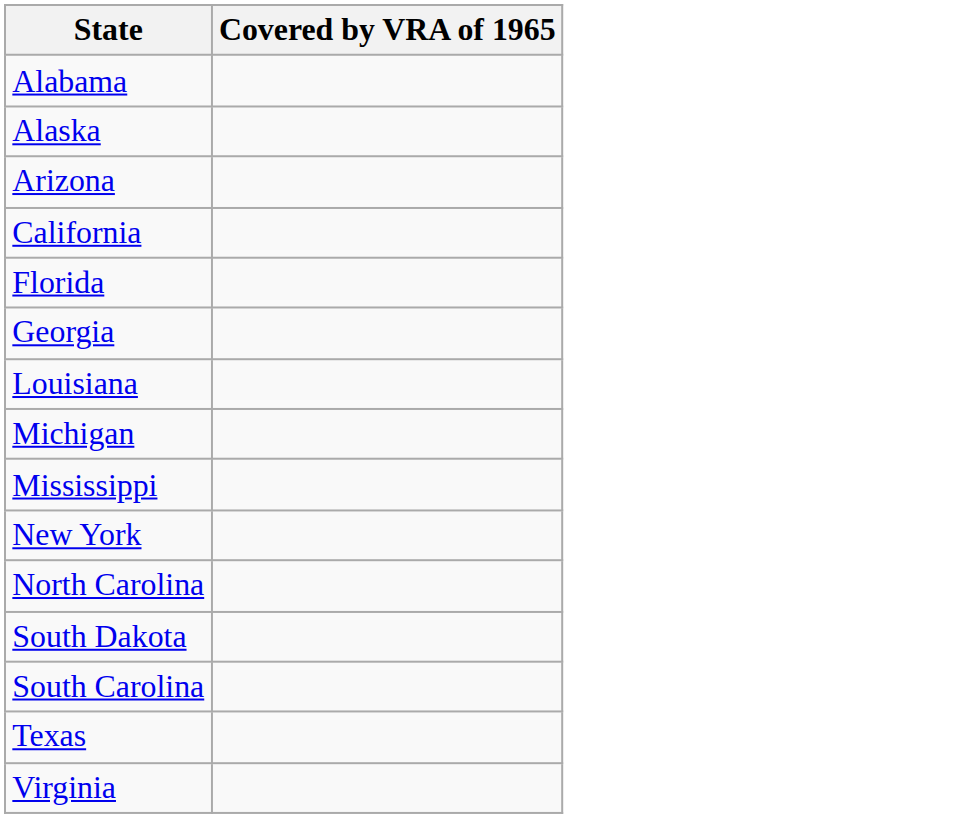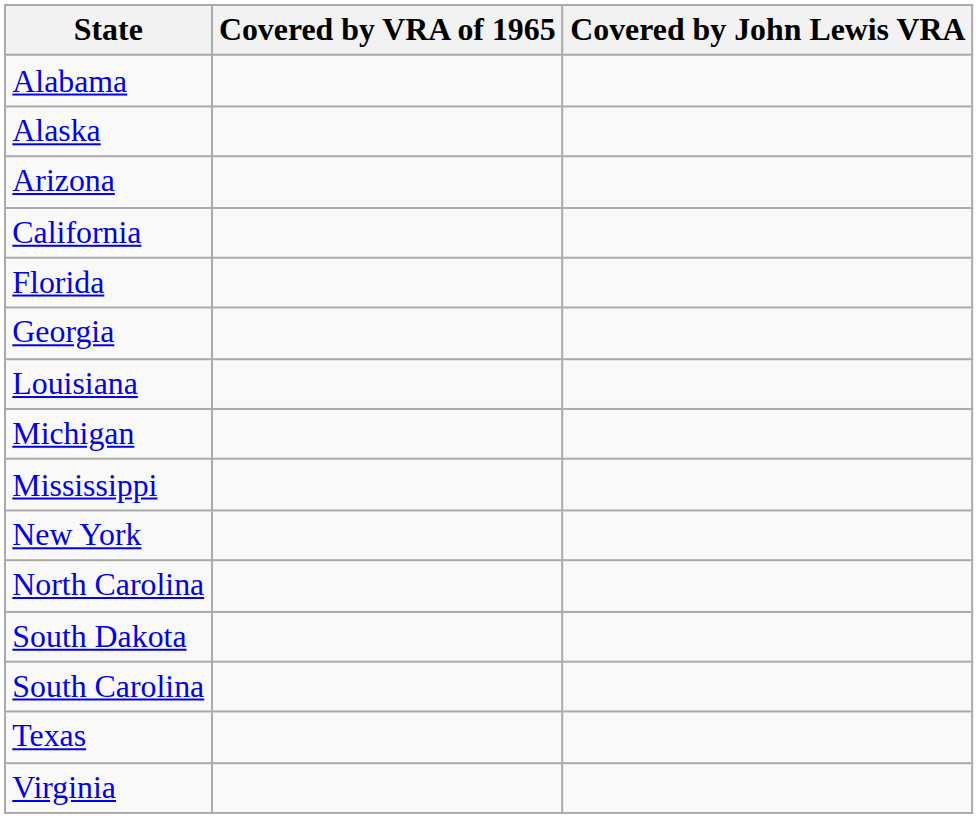+ column: (768, 29)
